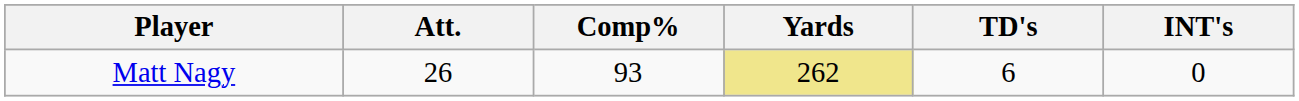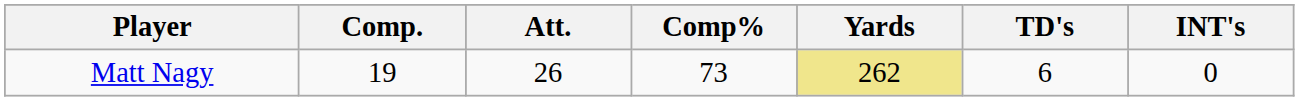+ column: (382, 27)
(628, 72) 93 -> (714, 72) 73
